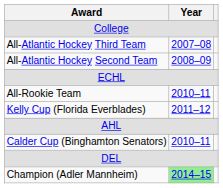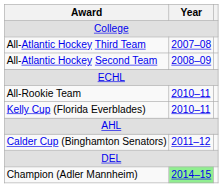(191, 110) 2011–12 -> (191, 110) 2010–11
(191, 142) 2010–11 -> (191, 142) 2011–12
